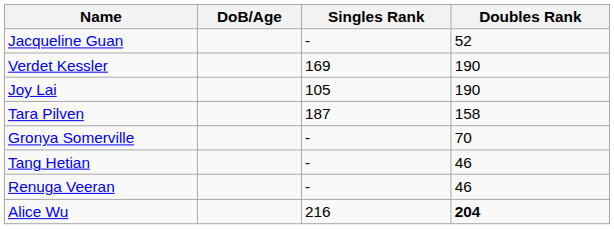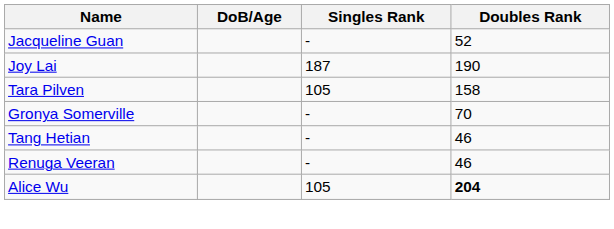- row: (58, 65)
(318, 90) 105 -> (318, 65) 187
(318, 114) 187 -> (318, 90) 105
(318, 211) 216 -> (318, 187) 105
